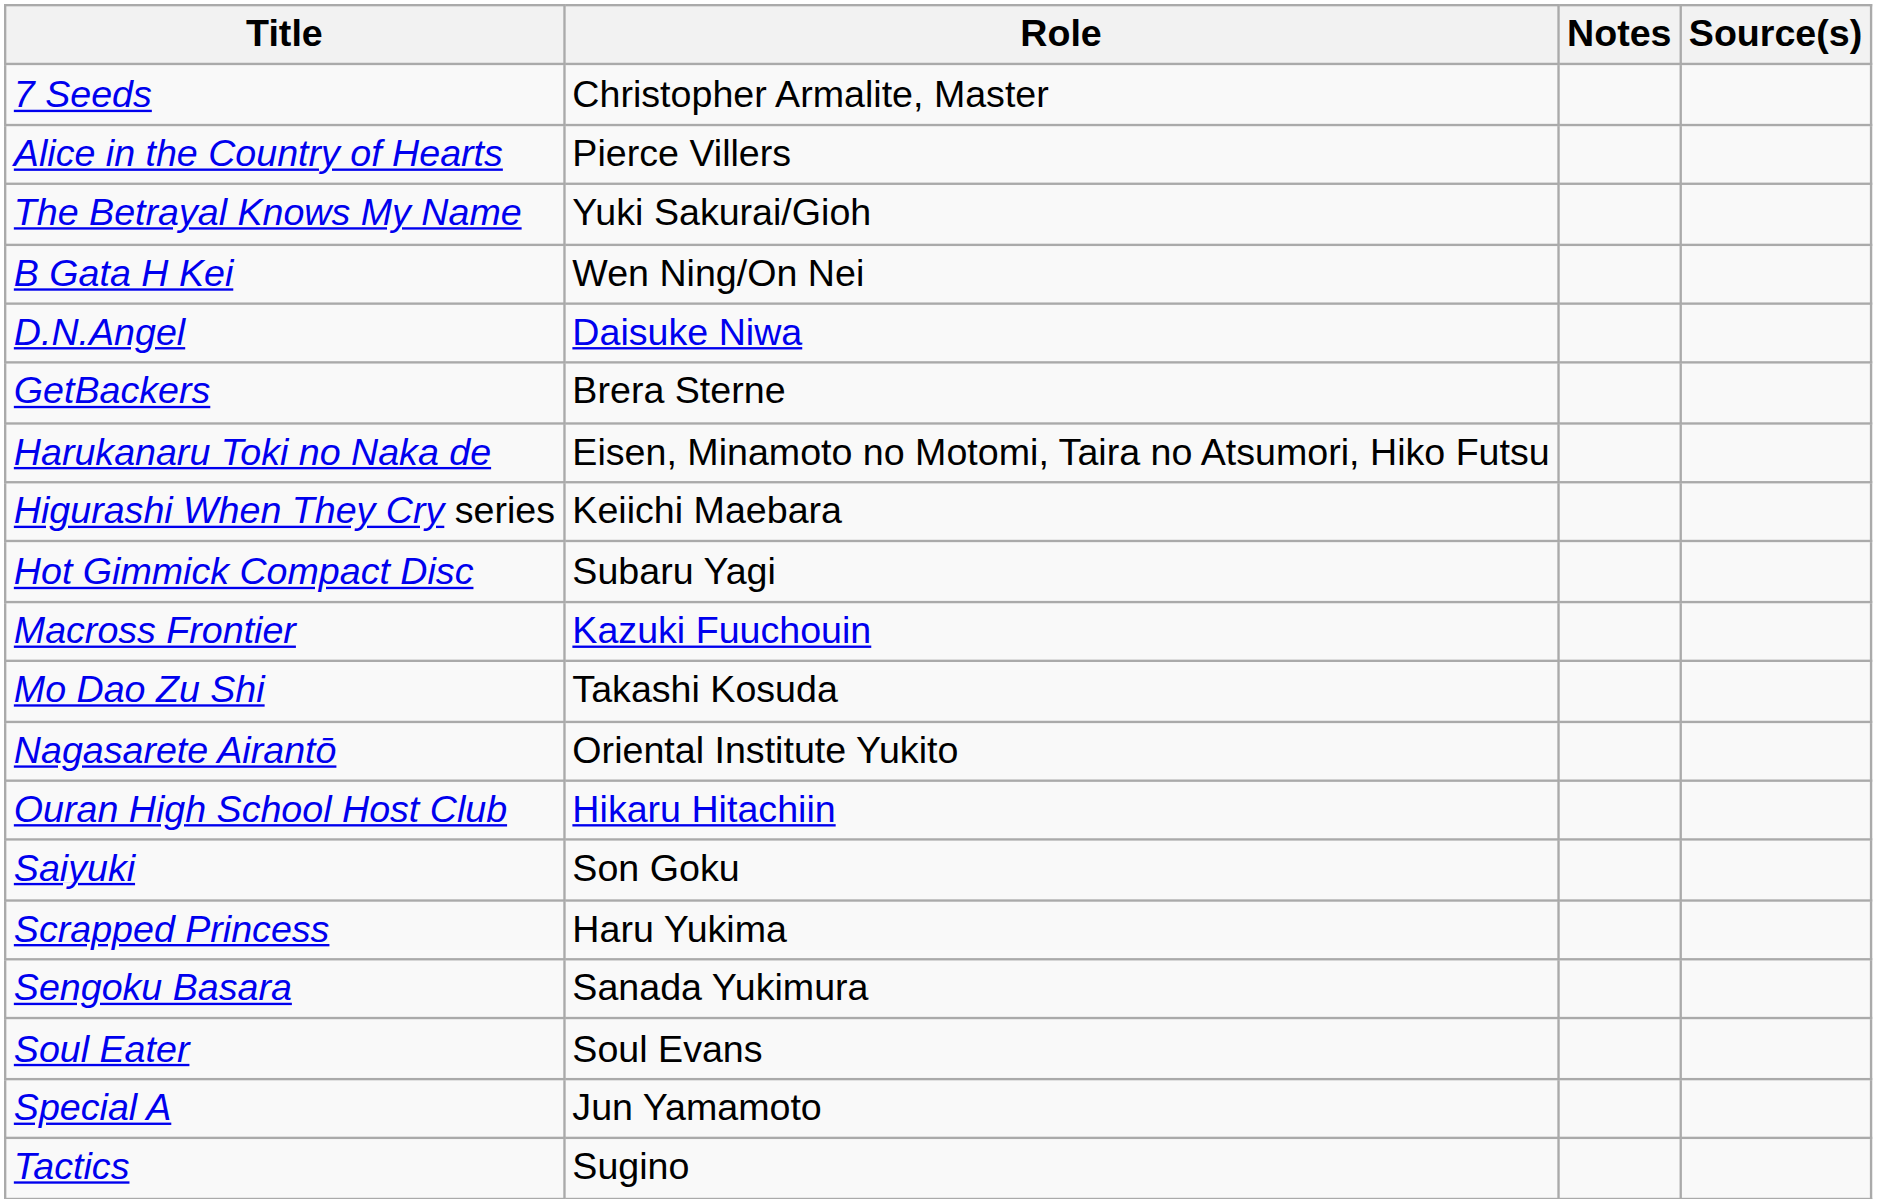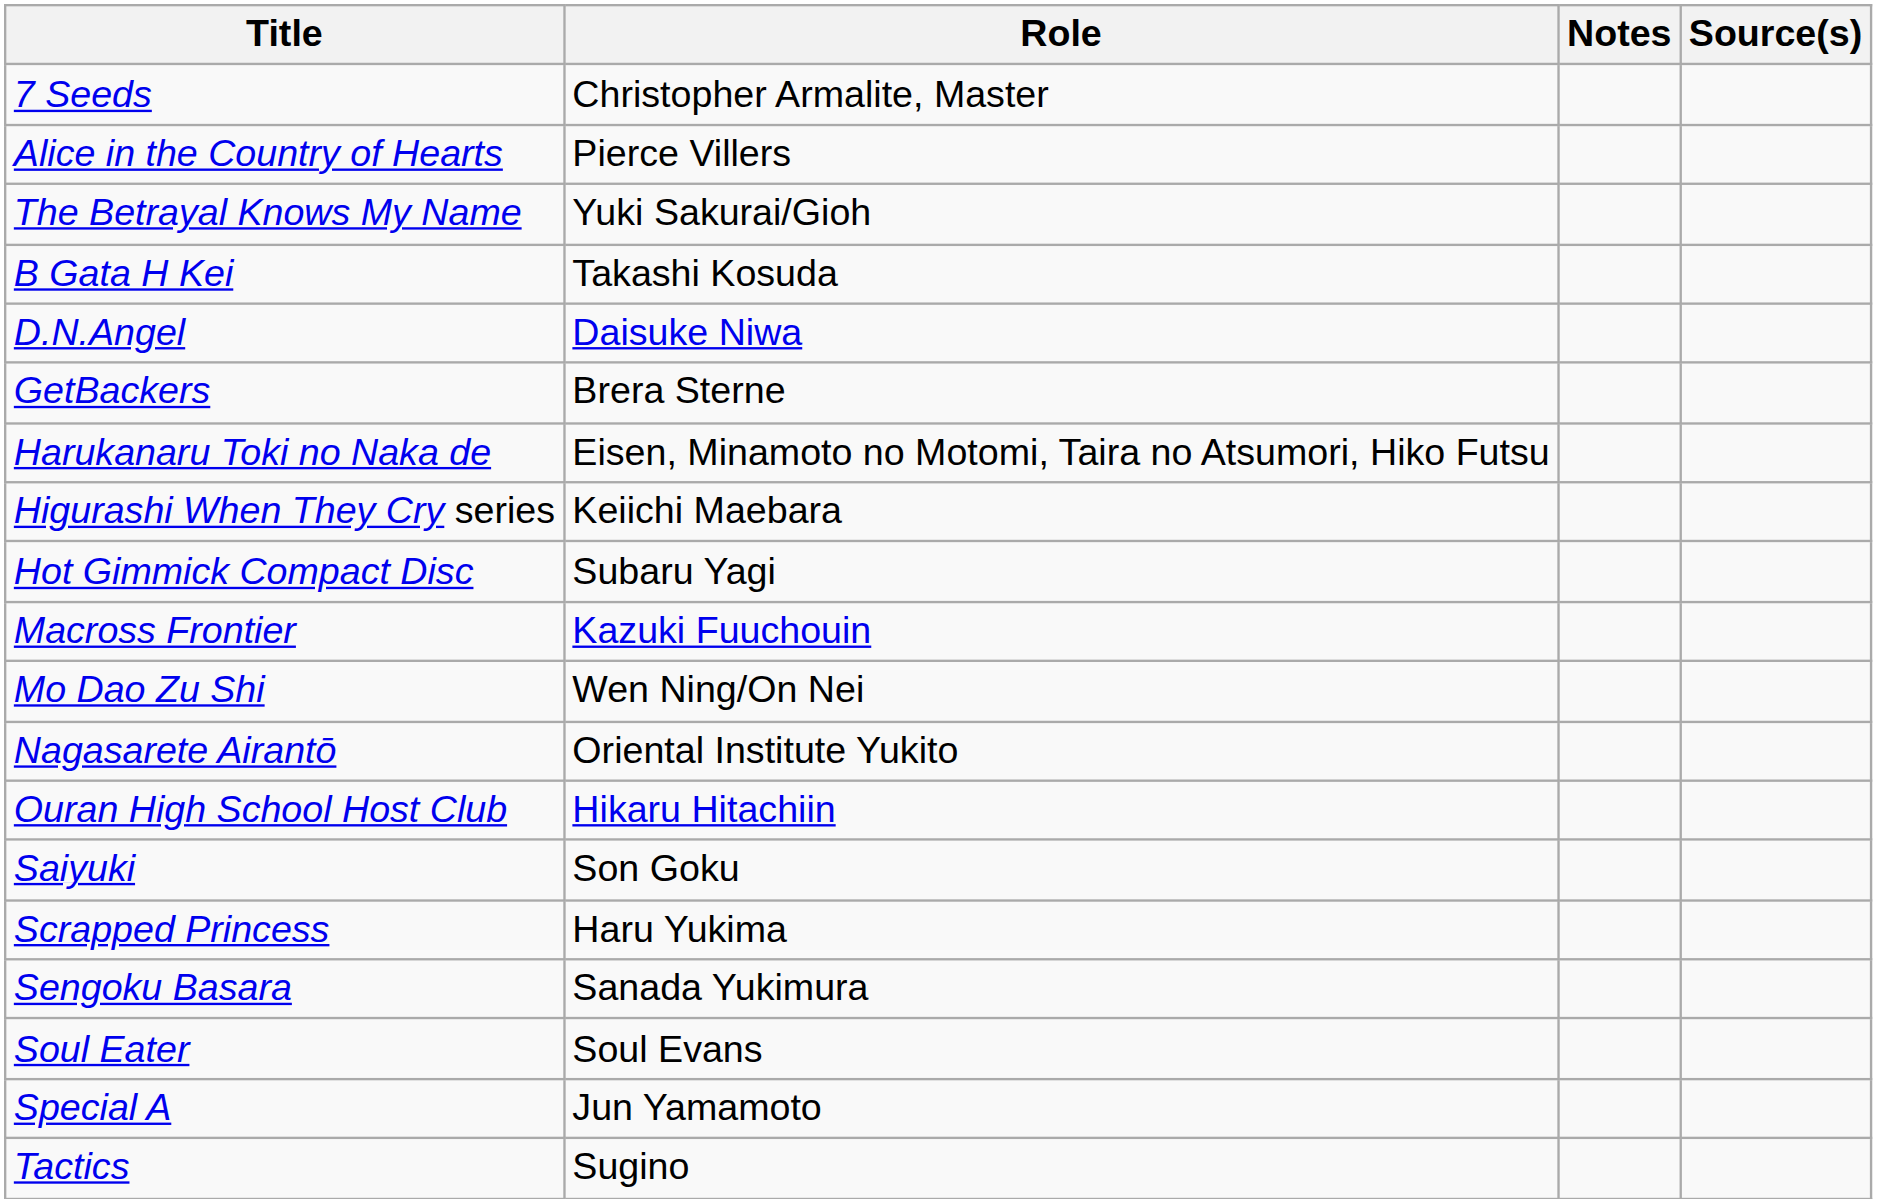(718, 272) Wen Ning/On Nei -> (705, 272) Takashi Kosuda
(705, 690) Takashi Kosuda -> (718, 690) Wen Ning/On Nei
